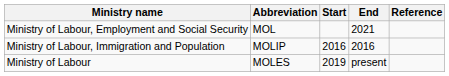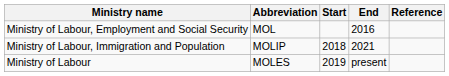(363, 29) 2021 -> (363, 29) 2016
(334, 46) 2016 -> (334, 46) 2018
(363, 46) 2016 -> (363, 46) 2021
